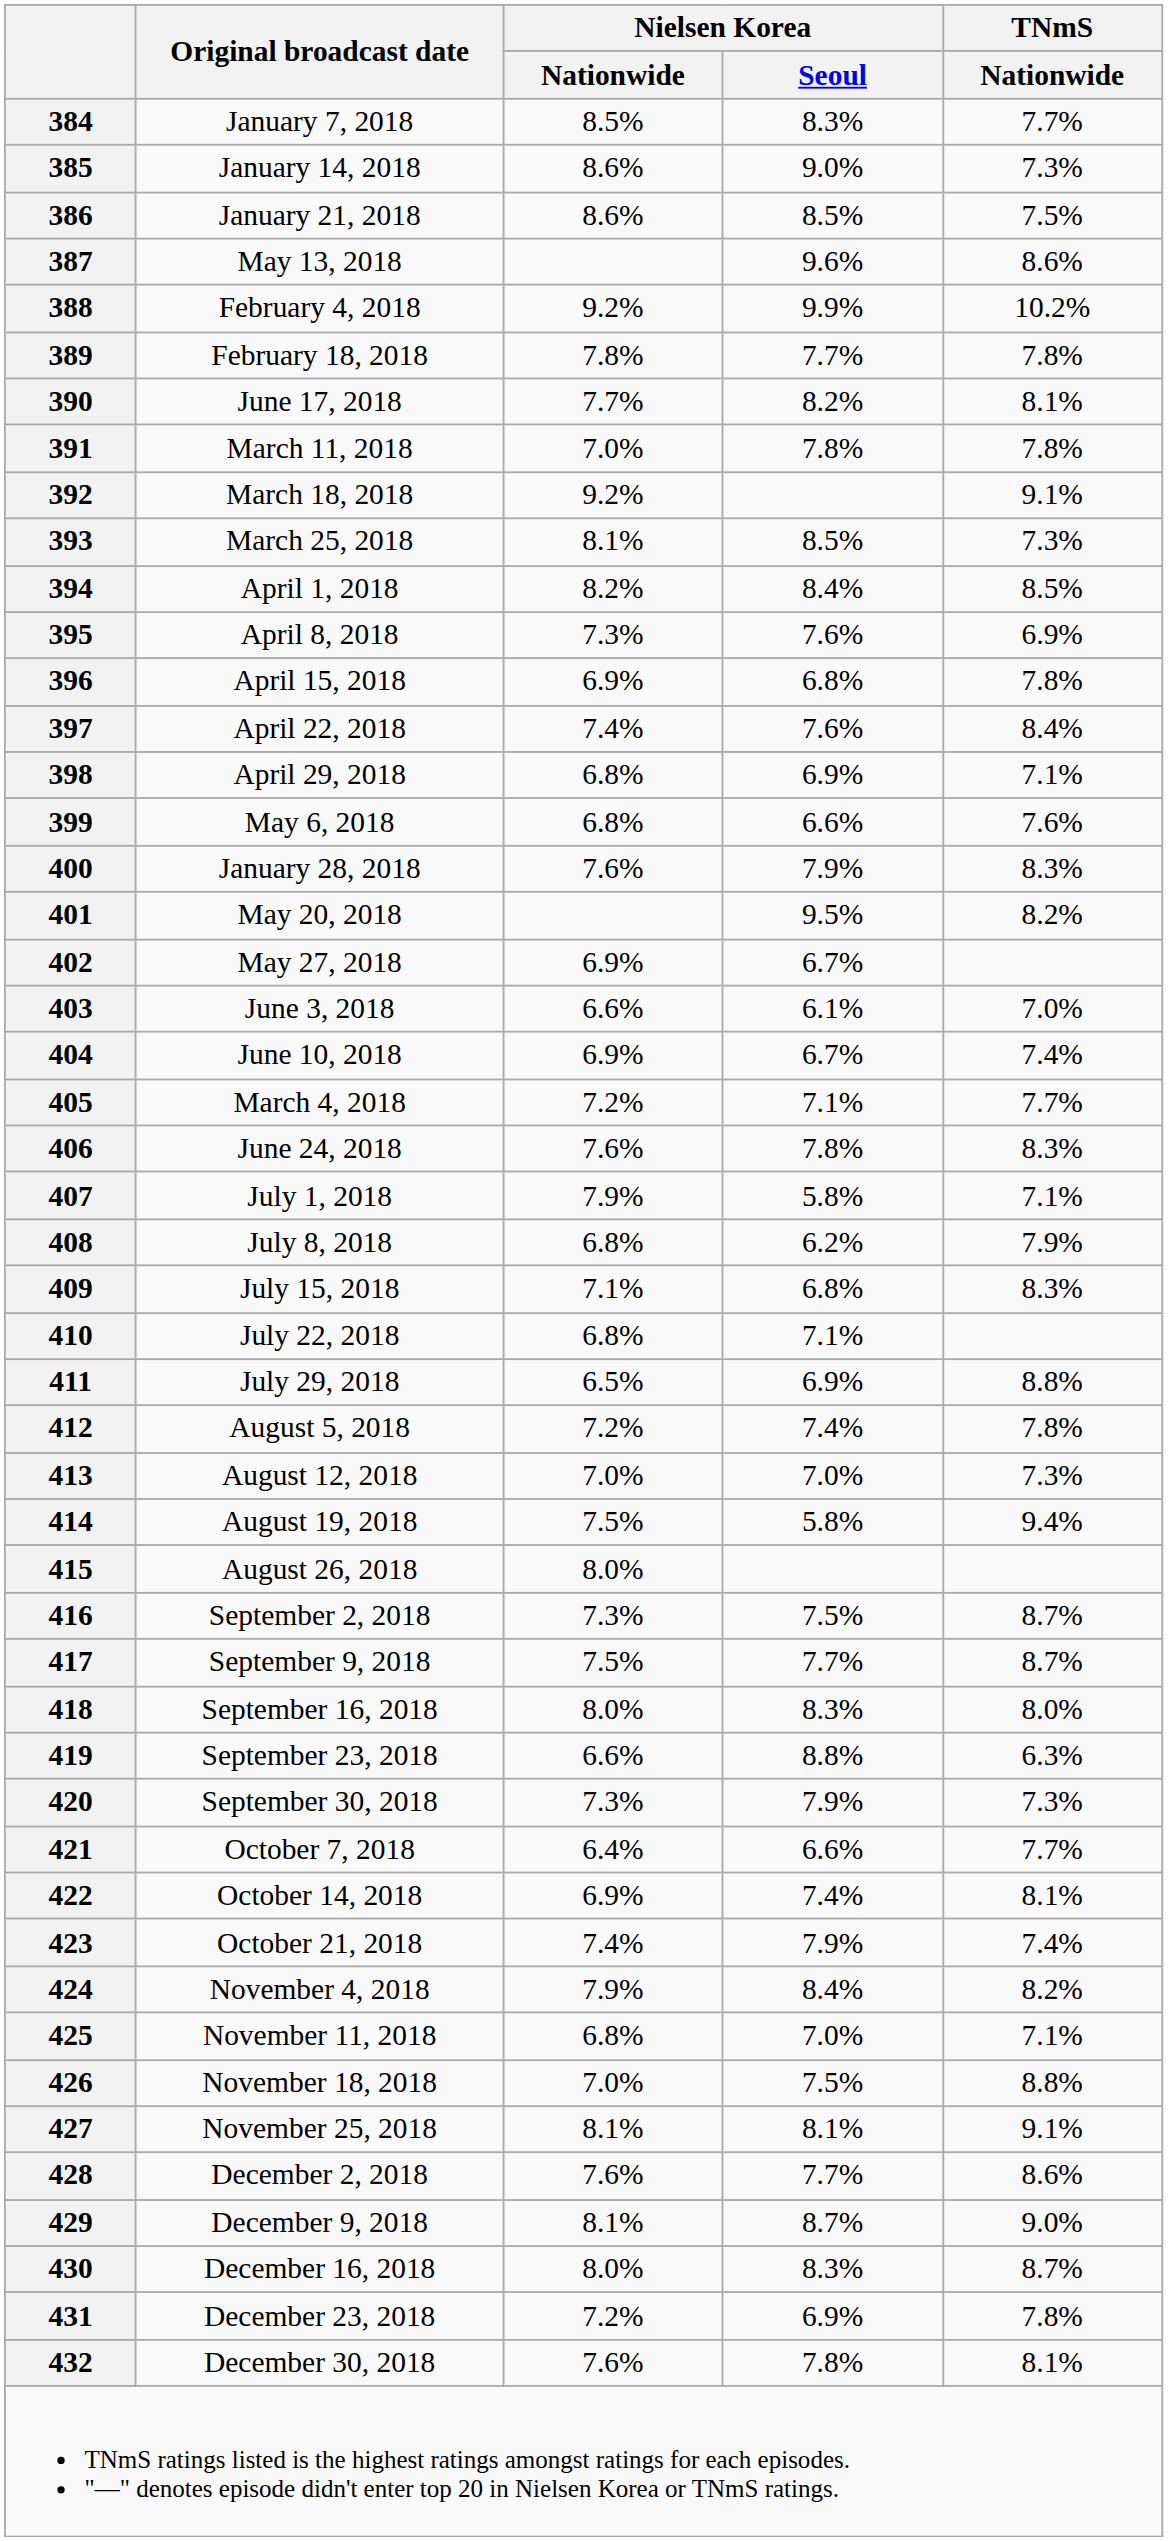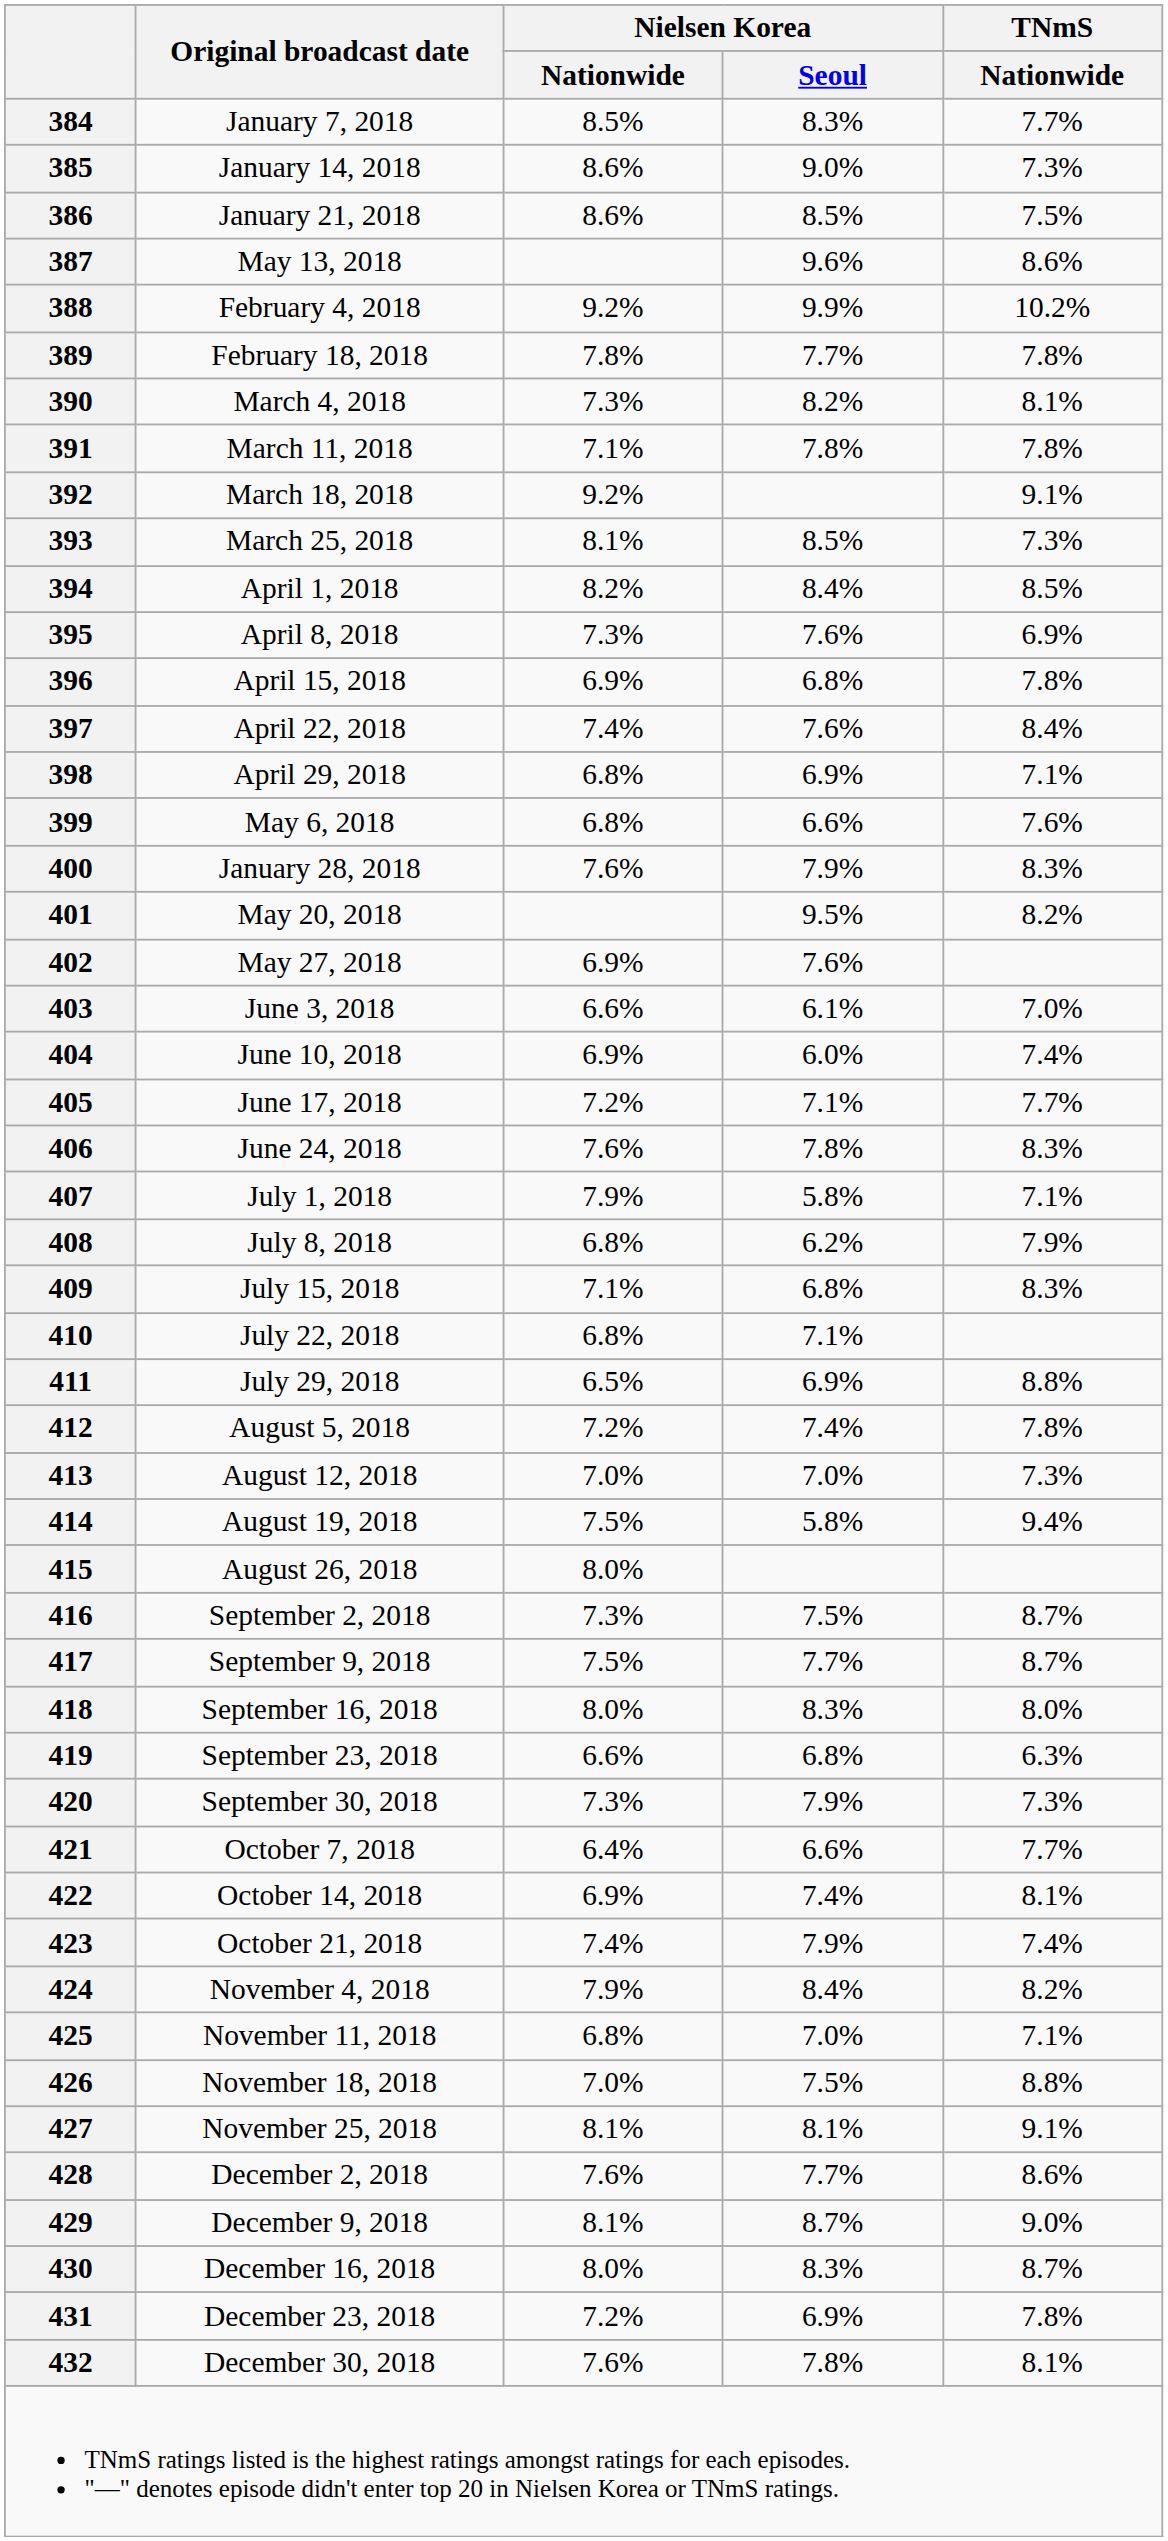(320, 401) June 17, 2018 -> (320, 401) March 4, 2018
(613, 401) 7.7% -> (613, 401) 7.3%
(613, 448) 7.0% -> (613, 448) 7.1%
(833, 961) 6.7% -> (833, 961) 7.6%
(833, 1055) 6.7% -> (833, 1055) 6.0%
(320, 1101) March 4, 2018 -> (320, 1101) June 17, 2018
(833, 1755) 8.8% -> (833, 1755) 6.8%
